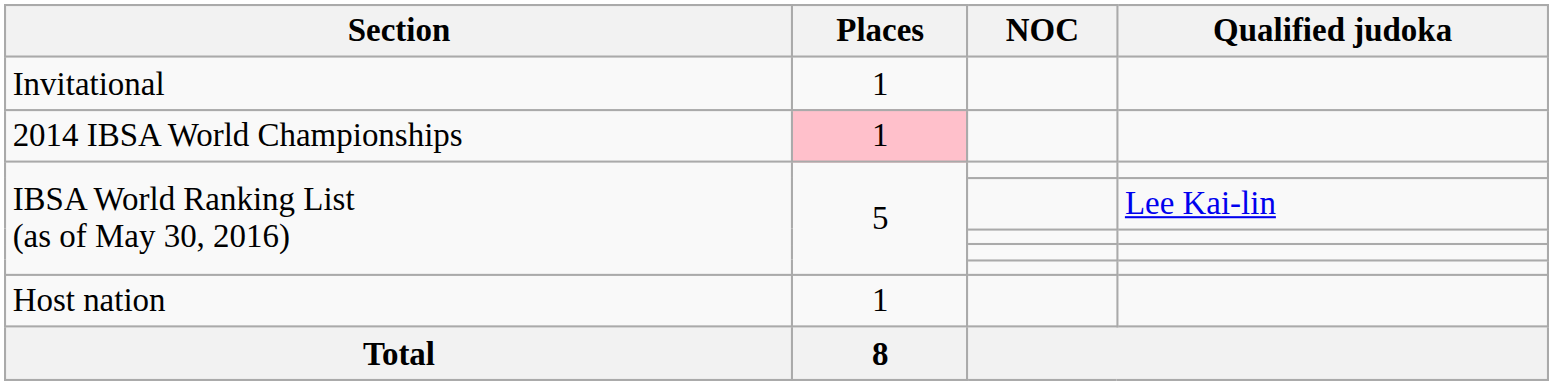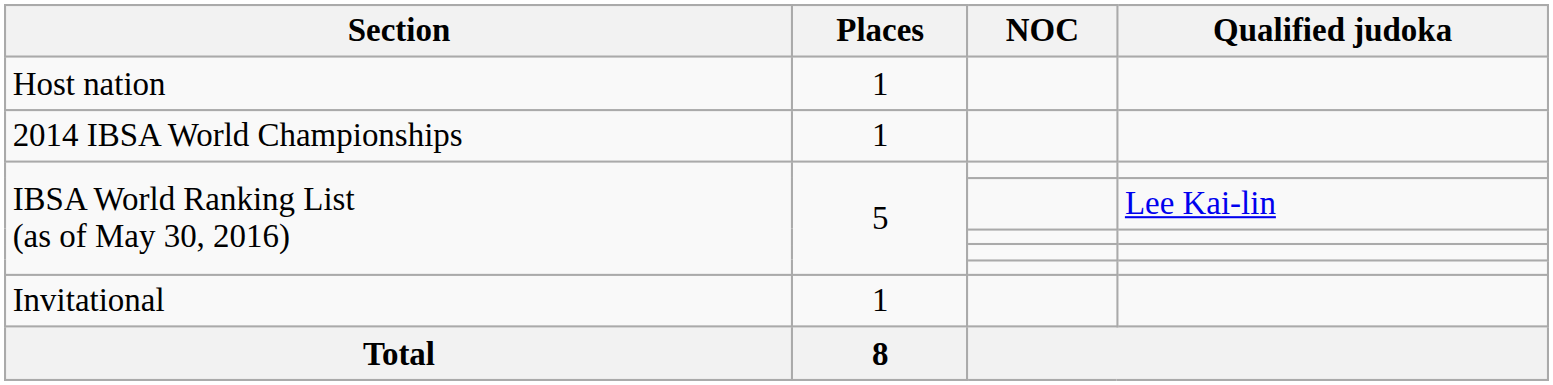rows swapped: (89, 300) <-> (89, 82)
(880, 135) pink background -> (880, 135) no background
